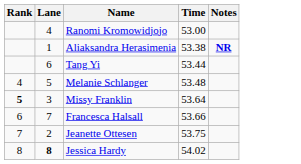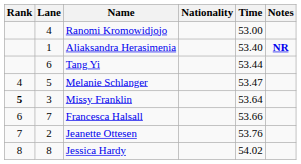+ column: (207, 13)
(193, 47) 53.38 -> (250, 47) 53.40
(193, 82) 53.48 -> (250, 82) 53.47
(193, 133) 53.75 -> (250, 133) 53.76
(49, 151) bold -> (49, 151) normal
